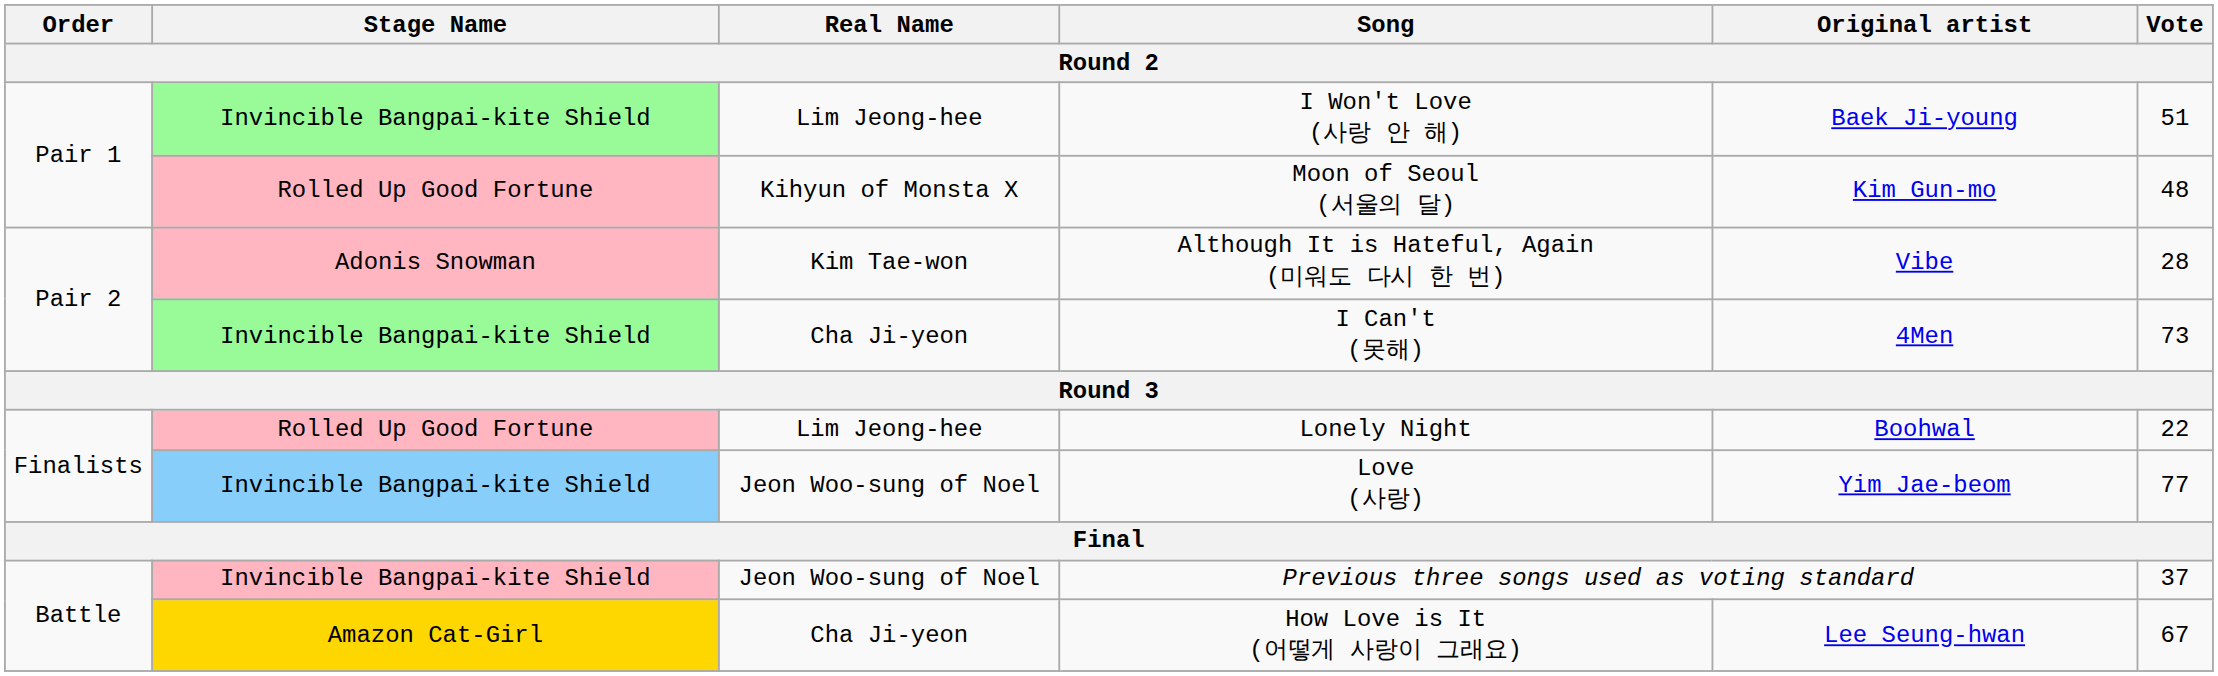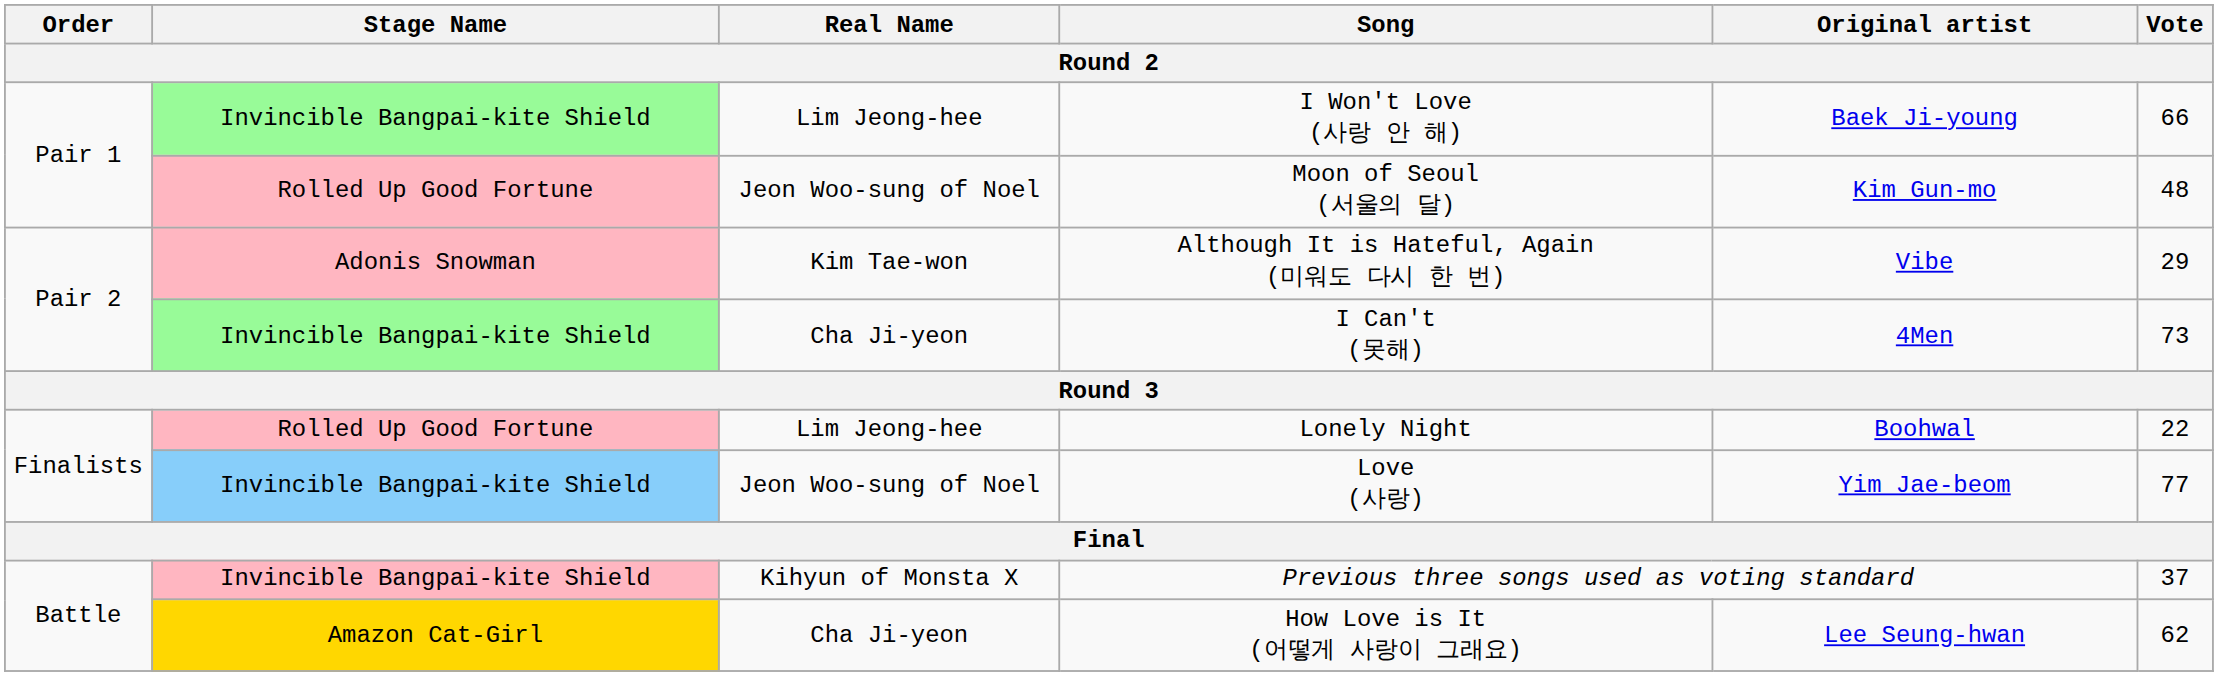(2175, 119) 51 -> (2175, 119) 66
(889, 191) Kihyun of Monsta X -> (889, 191) Jeon Woo-sung of Noel
(2175, 263) 28 -> (2175, 263) 29
(889, 580) Jeon Woo-sung of Noel -> (889, 580) Kihyun of Monsta X
(2175, 635) 67 -> (2175, 635) 62
